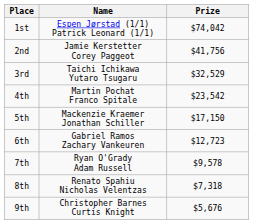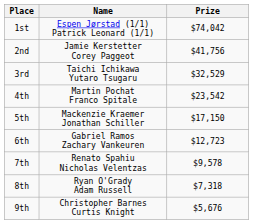(103, 163) Ryan O'Grady Adam Russell -> (103, 163) Renato Spahiu Nicholas Velentzas
(103, 186) Renato Spahiu Nicholas Velentzas -> (103, 186) Ryan O'Grady Adam Russell
